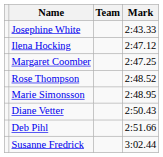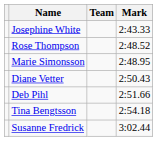- row: (41, 45)
- row: (51, 62)
+ row: (44, 111)
